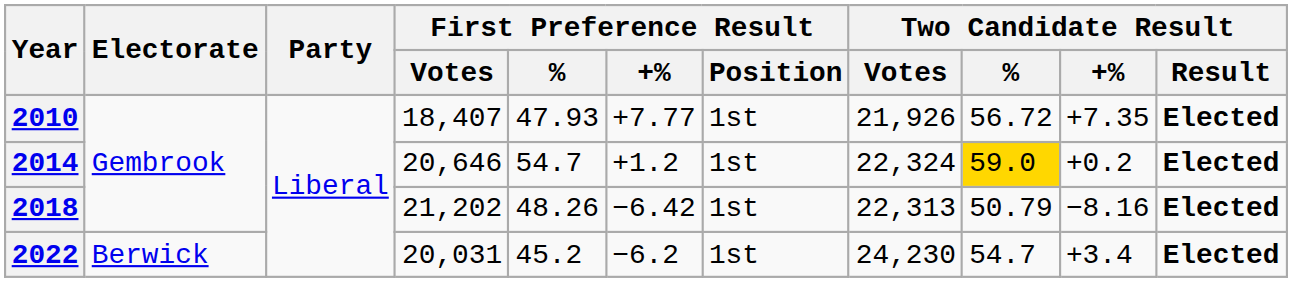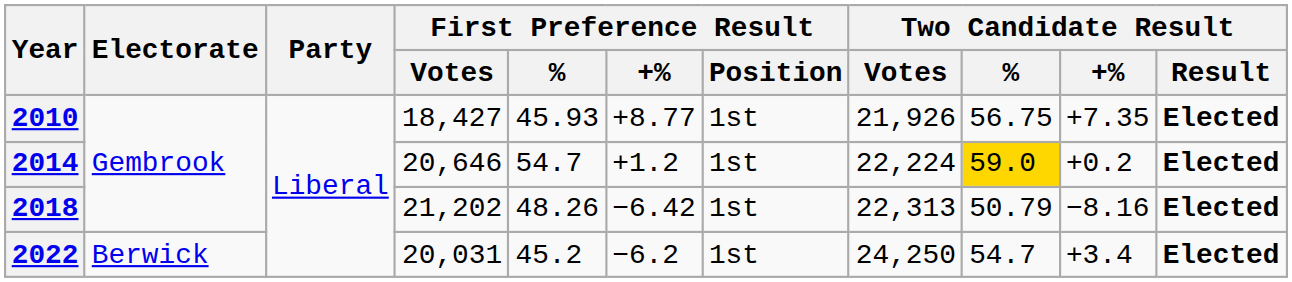(452, 118) 18,407 -> (452, 118) 18,427
(557, 118) 47.93 -> (557, 118) 45.93
(654, 118) +7.77 -> (654, 118) +8.77
(1011, 118) 56.72 -> (1011, 118) 56.75
(906, 164) 22,324 -> (906, 164) 22,224
(906, 254) 24,230 -> (906, 254) 24,250
